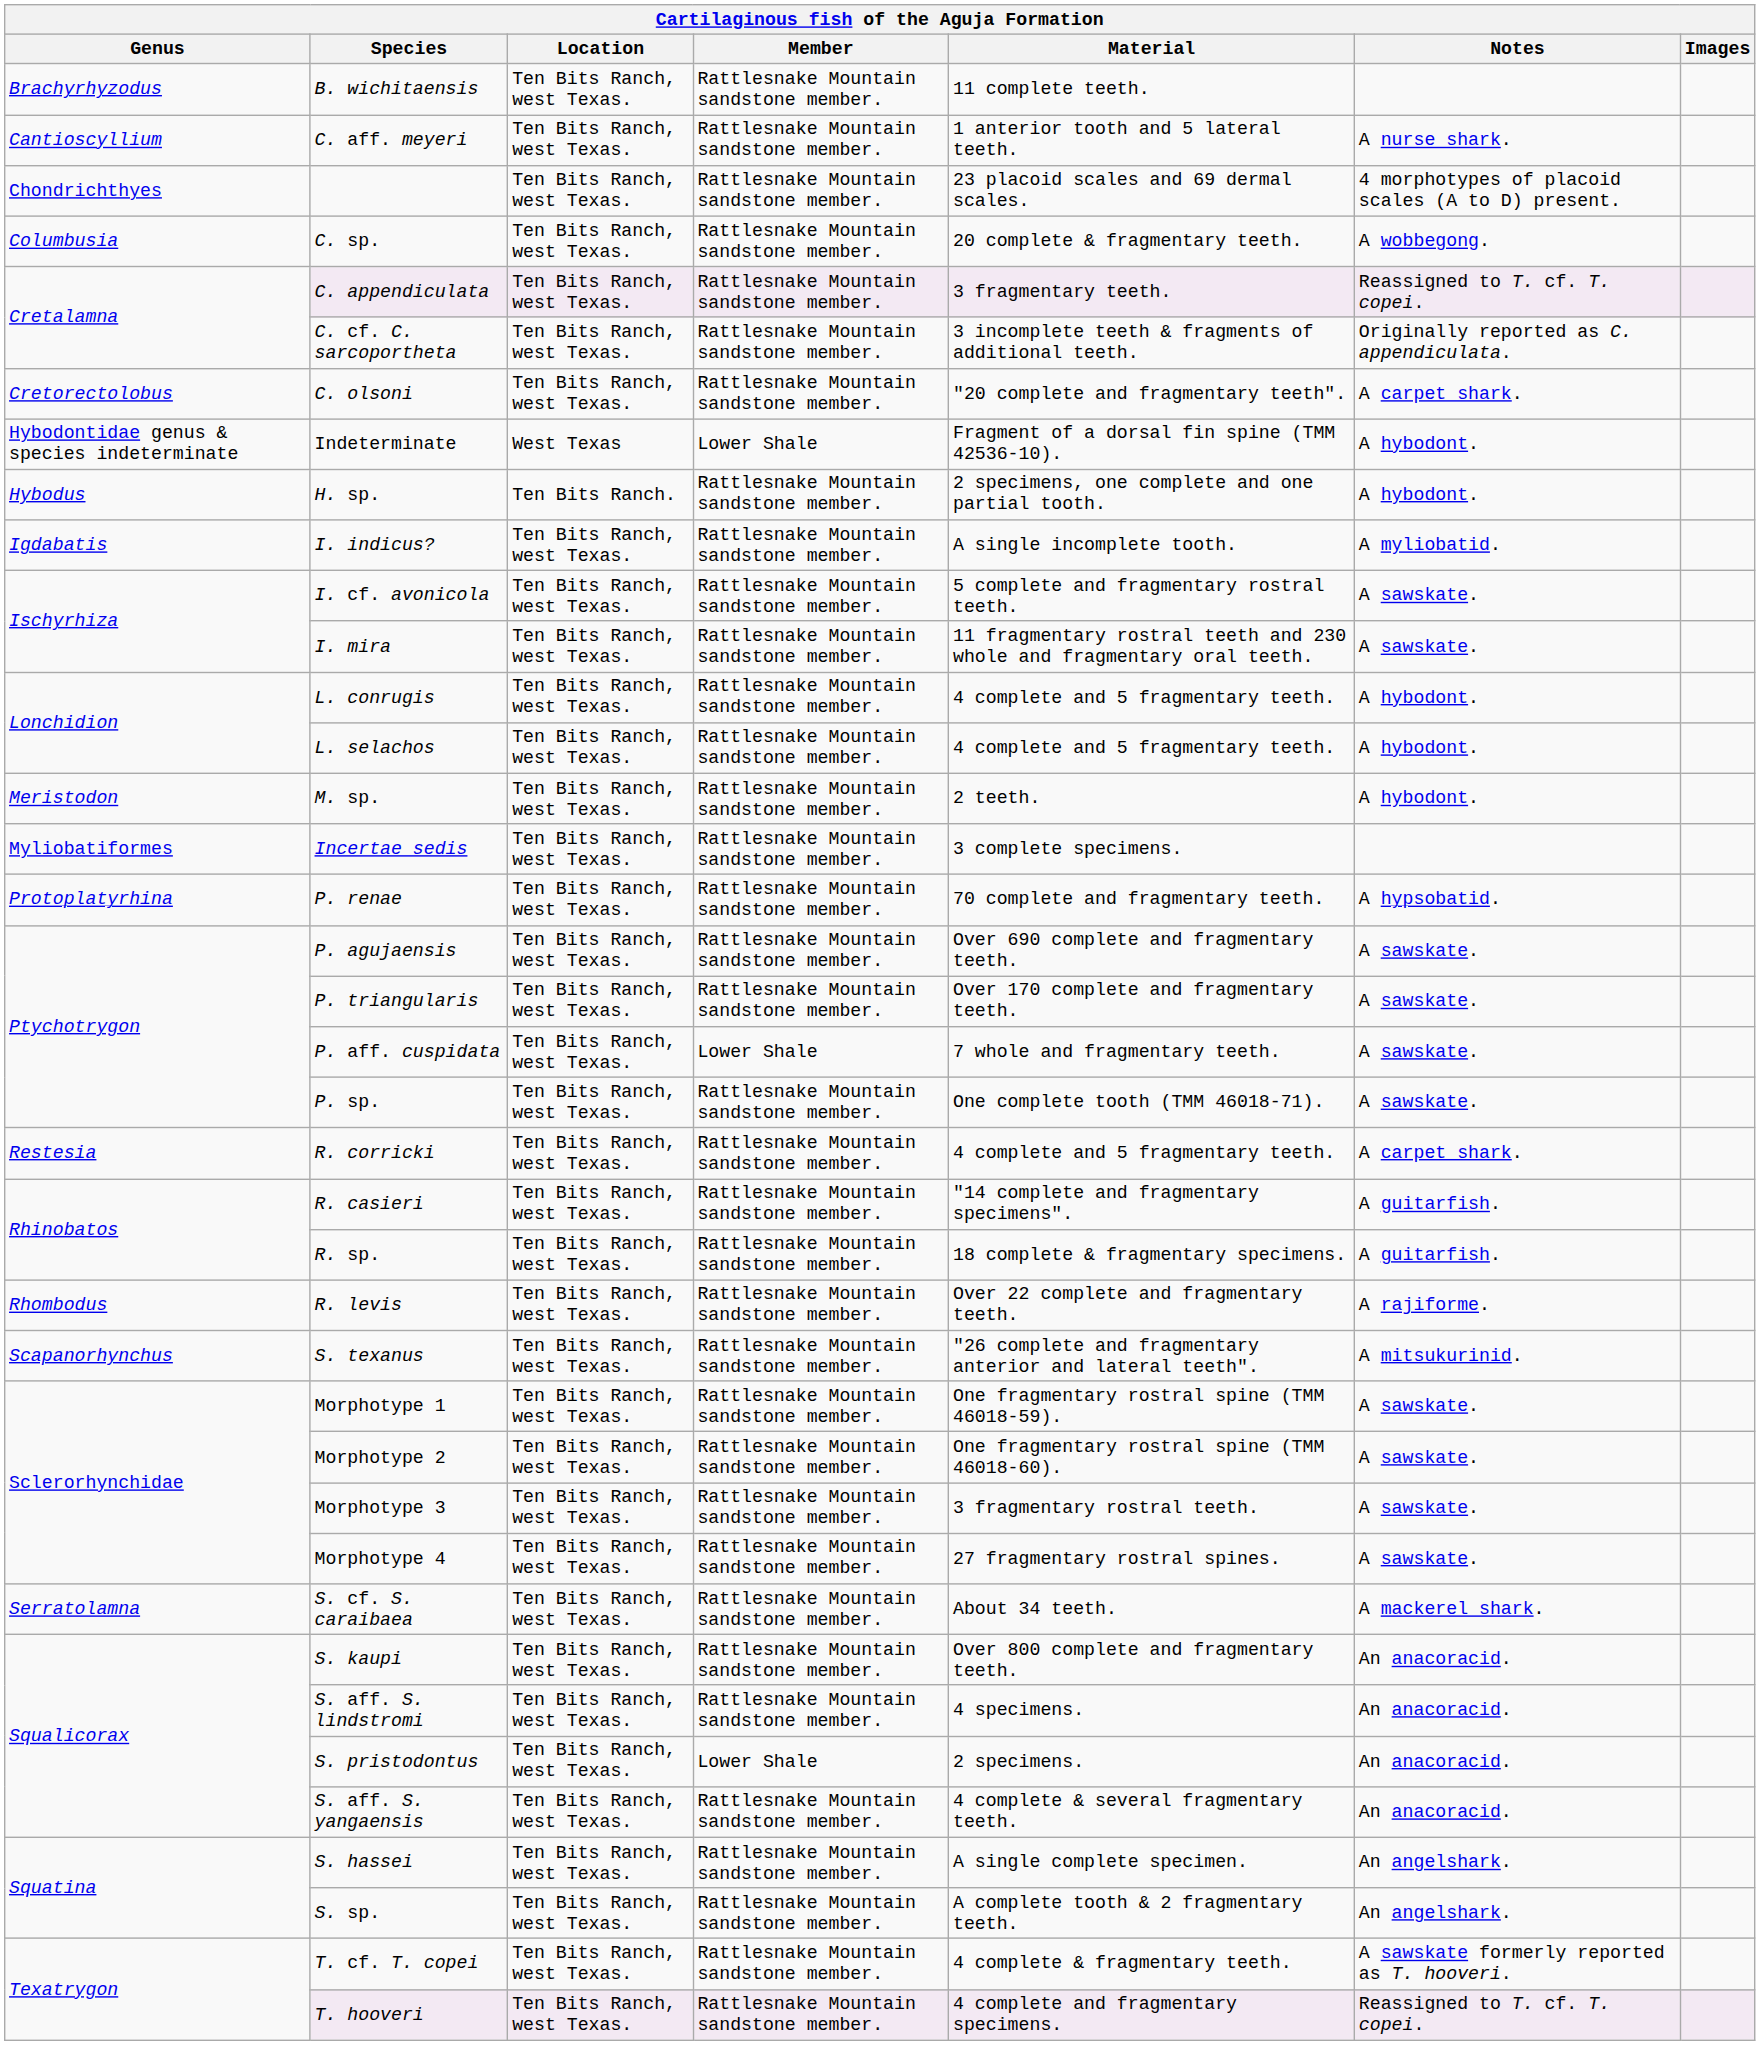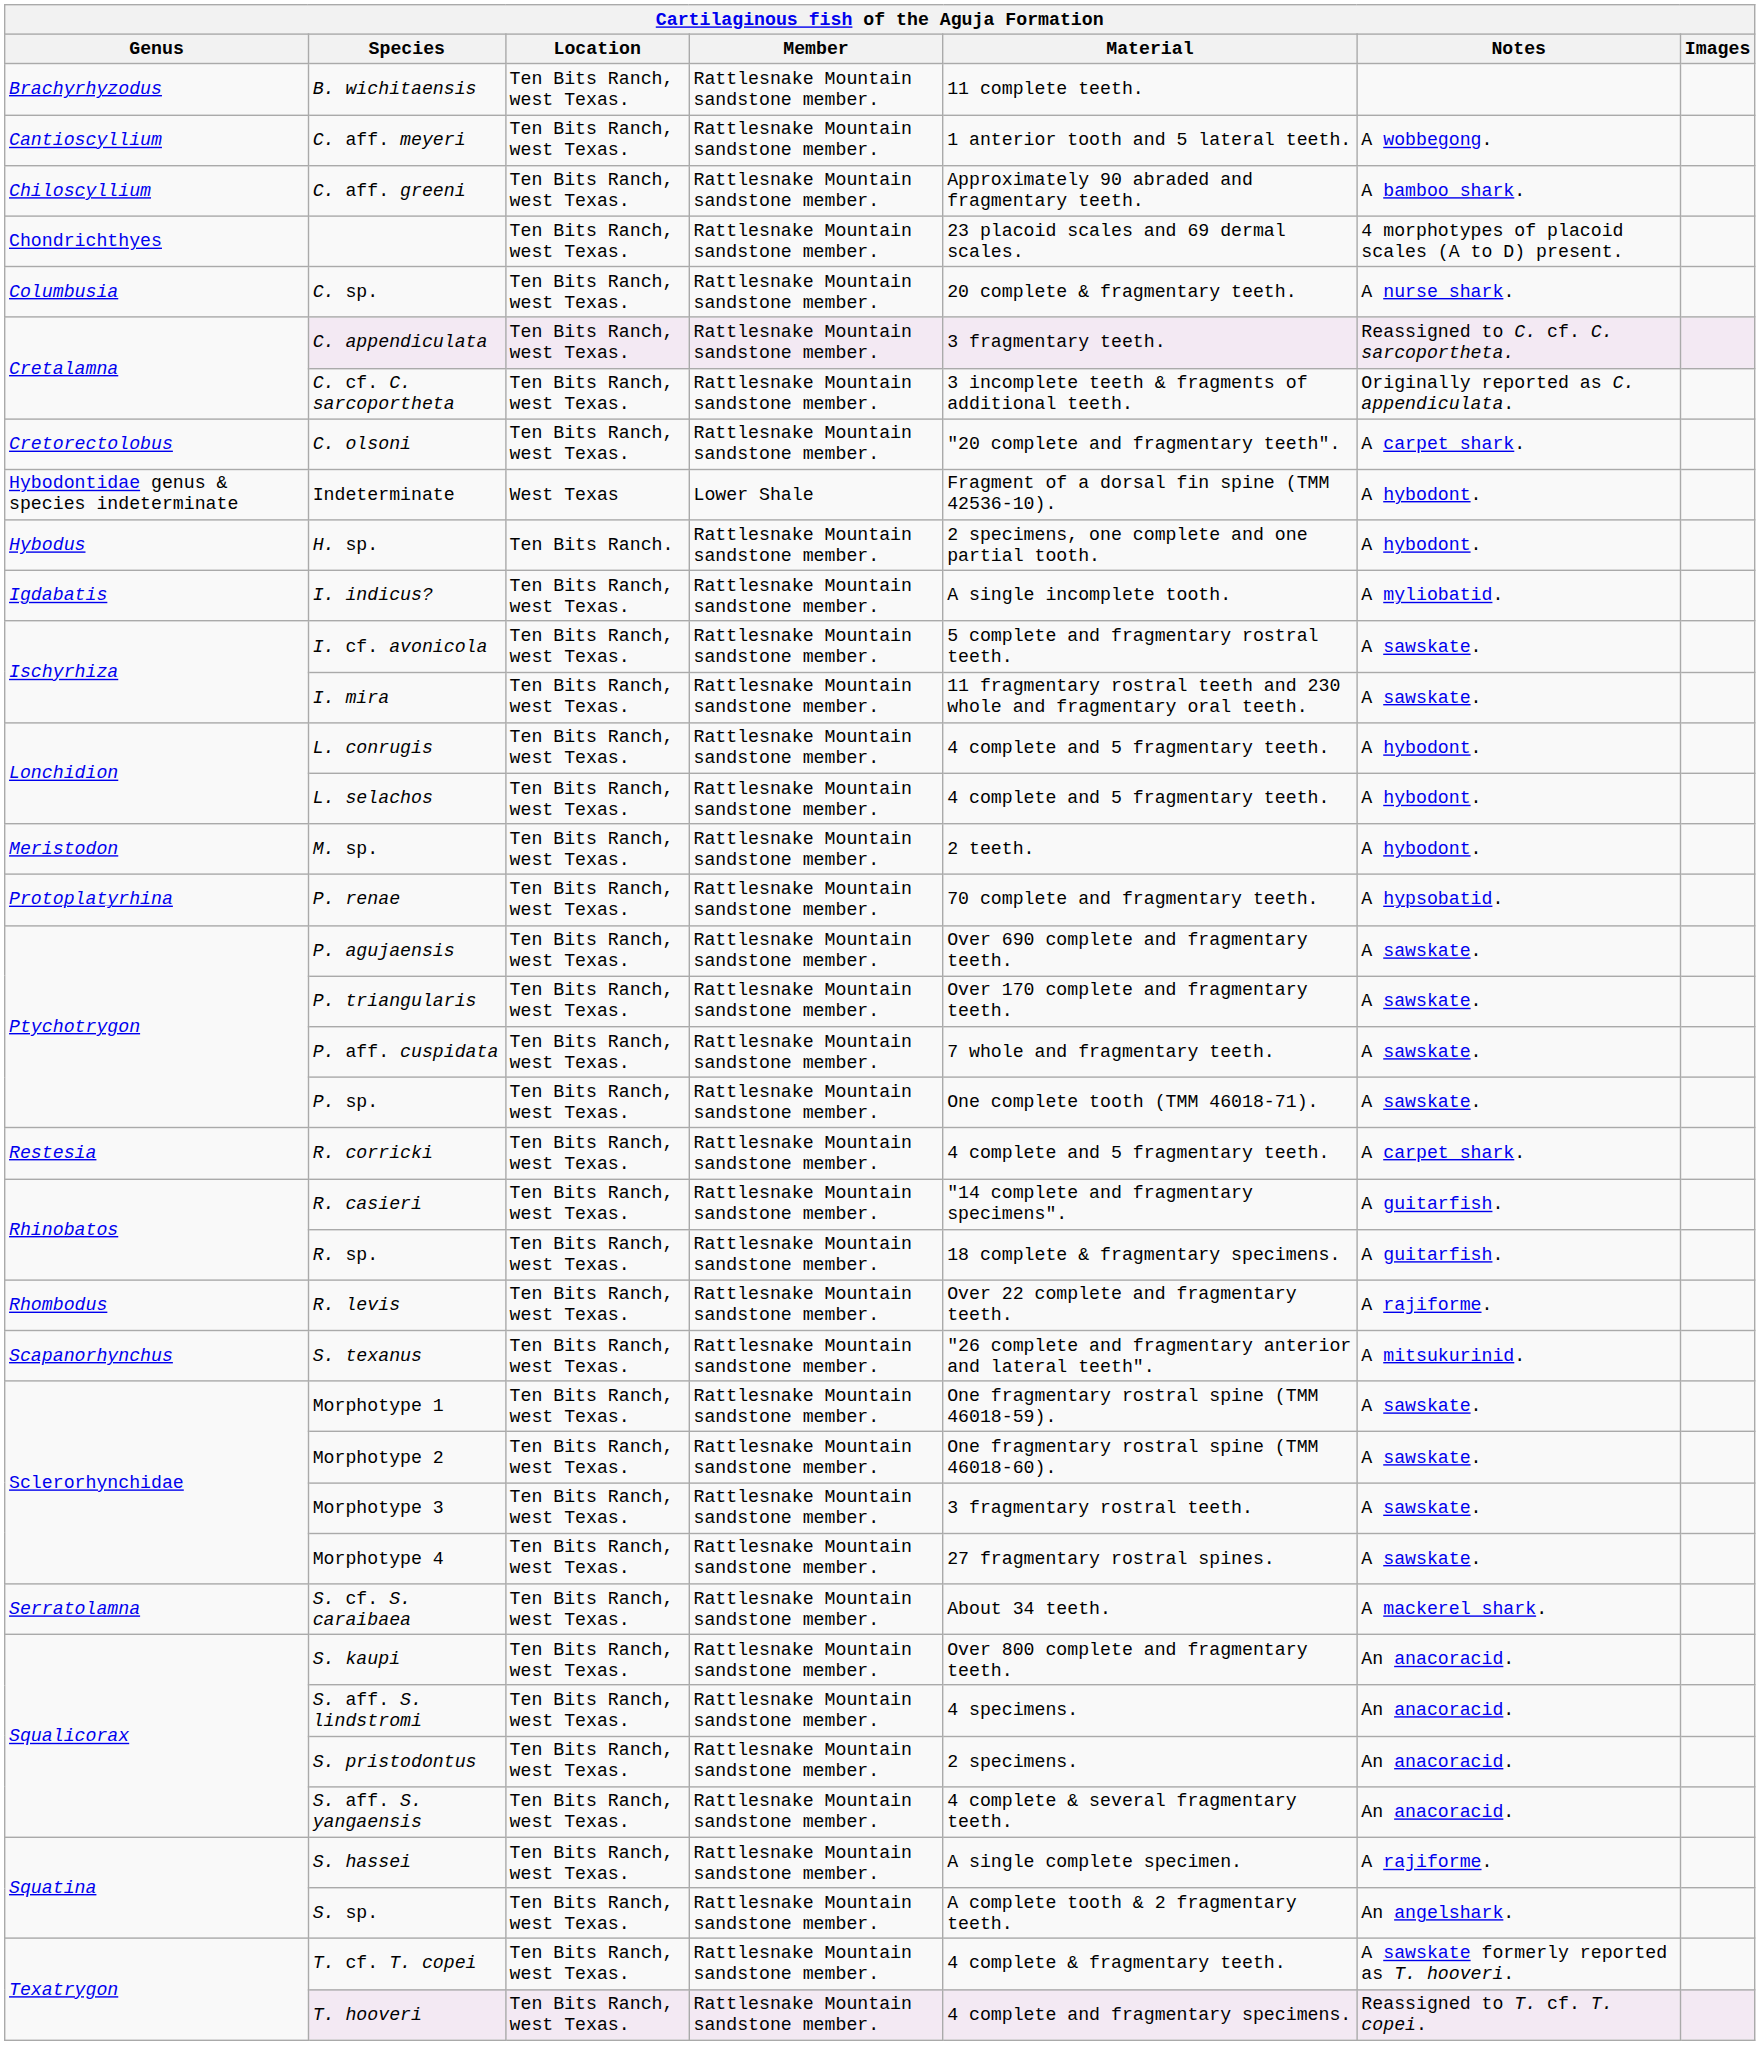(1435, 140) A nurse shark. -> (1427, 140) A wobbegong.
+ row: (389, 191)
(1424, 241) A wobbegong. -> (1438, 292) A nurse shark.
(1484, 292) Reassigned to T. cf. T. copei. -> (1487, 343) Reassigned to C. cf. C. sarcoportheta.
- row: (391, 849)
(757, 1052) Lower Shale -> (803, 1052) Rattlesnake Mountain sandstone member.
(757, 1761) Lower Shale -> (803, 1761) Rattlesnake Mountain sandstone member.
(1435, 1863) An angelshark. -> (1427, 1863) A rajiforme.
